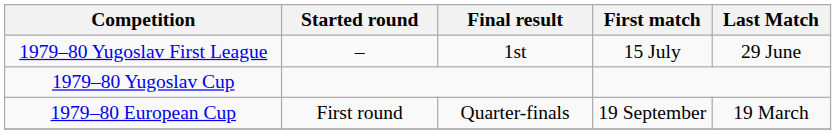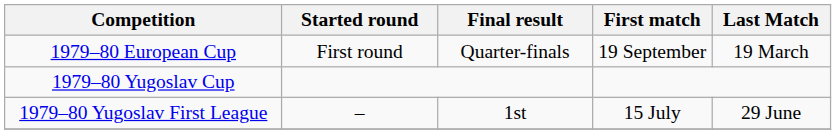rows swapped: (143, 50) <-> (143, 112)
